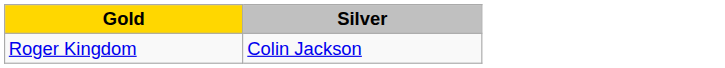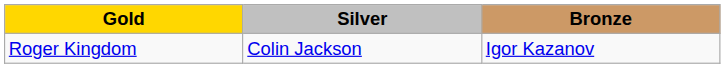+ column: (601, 19)
